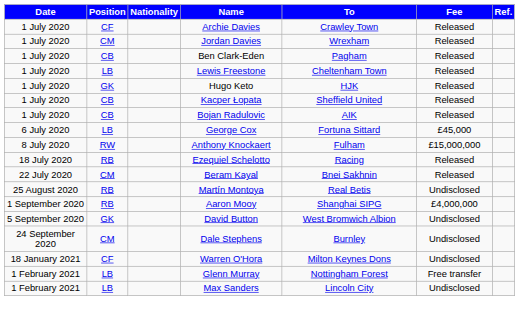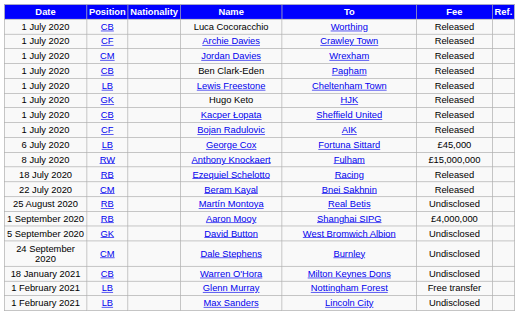+ row: (231, 27)
(107, 116) CB -> (107, 130) CF
(107, 259) CF -> (107, 274) CB
